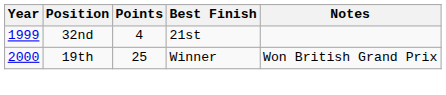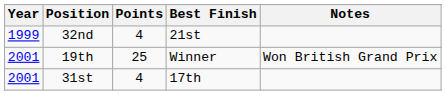(24, 58) 2000 -> (24, 58) 2001
+ row: (77, 80)
